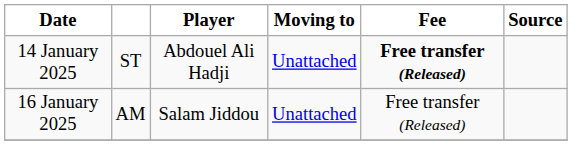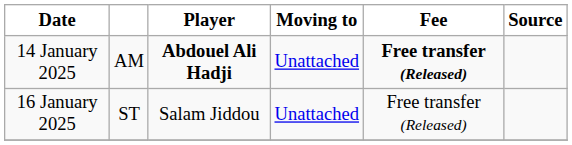(131, 61) ST -> (129, 61) AM
(209, 61) normal -> (209, 61) bold
(131, 114) AM -> (129, 114) ST
